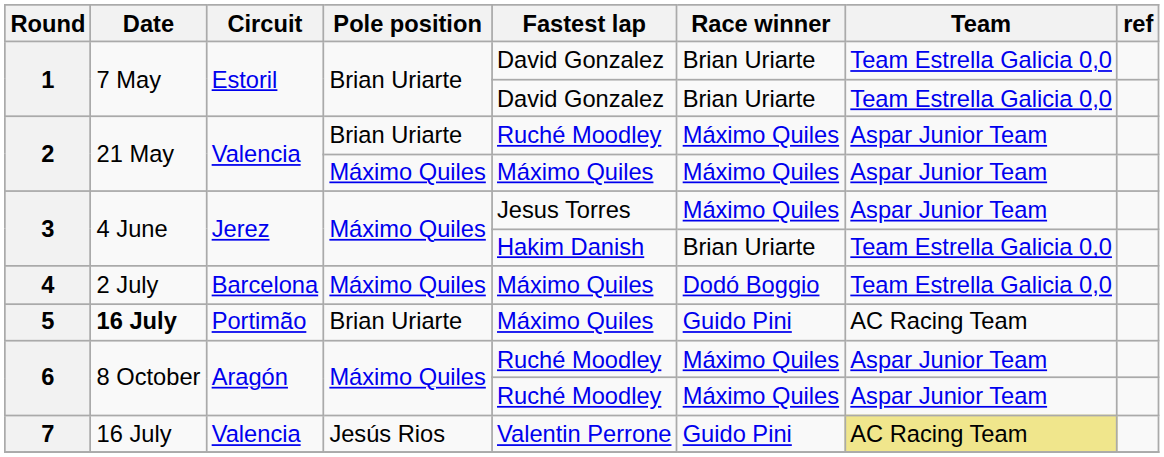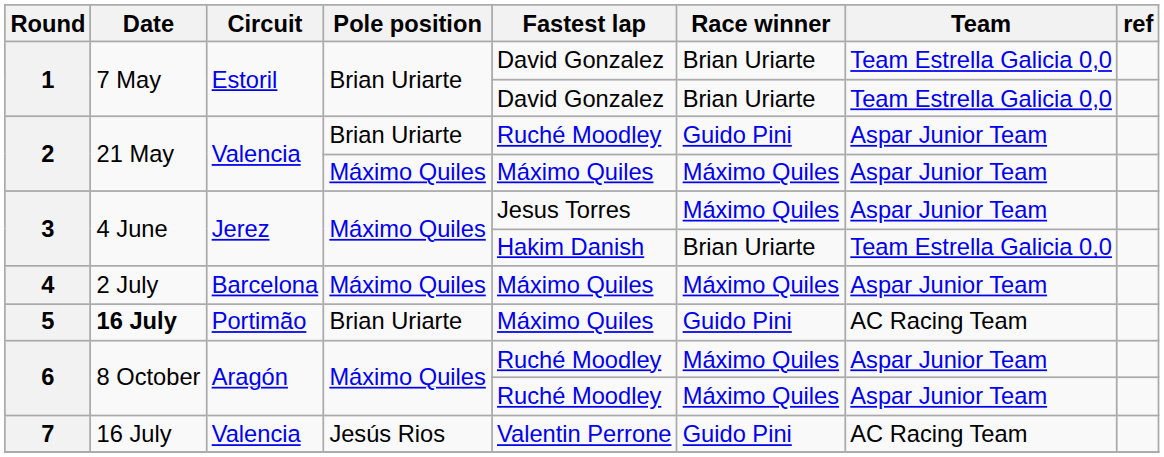(761, 135) Máximo Quiles -> (737, 135) Guido Pini
(751, 284) Dodó Boggio -> (761, 284) Máximo Quiles
(981, 284) Team Estrella Galicia 0,0 -> (949, 284) Aspar Junior Team
(939, 433) khaki background -> (939, 433) no background
